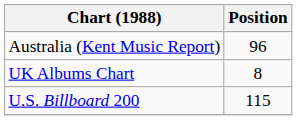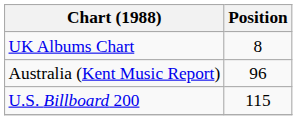rows swapped: (114, 45) <-> (71, 73)
